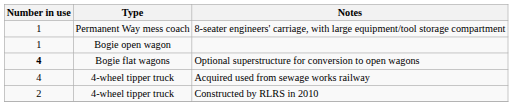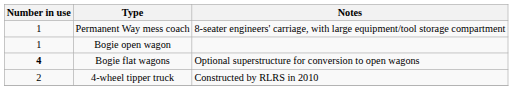- row: (133, 77)
